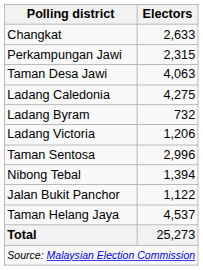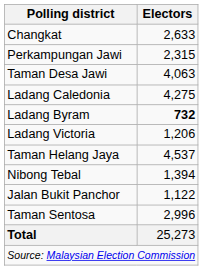(185, 114) normal -> (185, 114) bold
rows swapped: (51, 154) <-> (63, 214)
